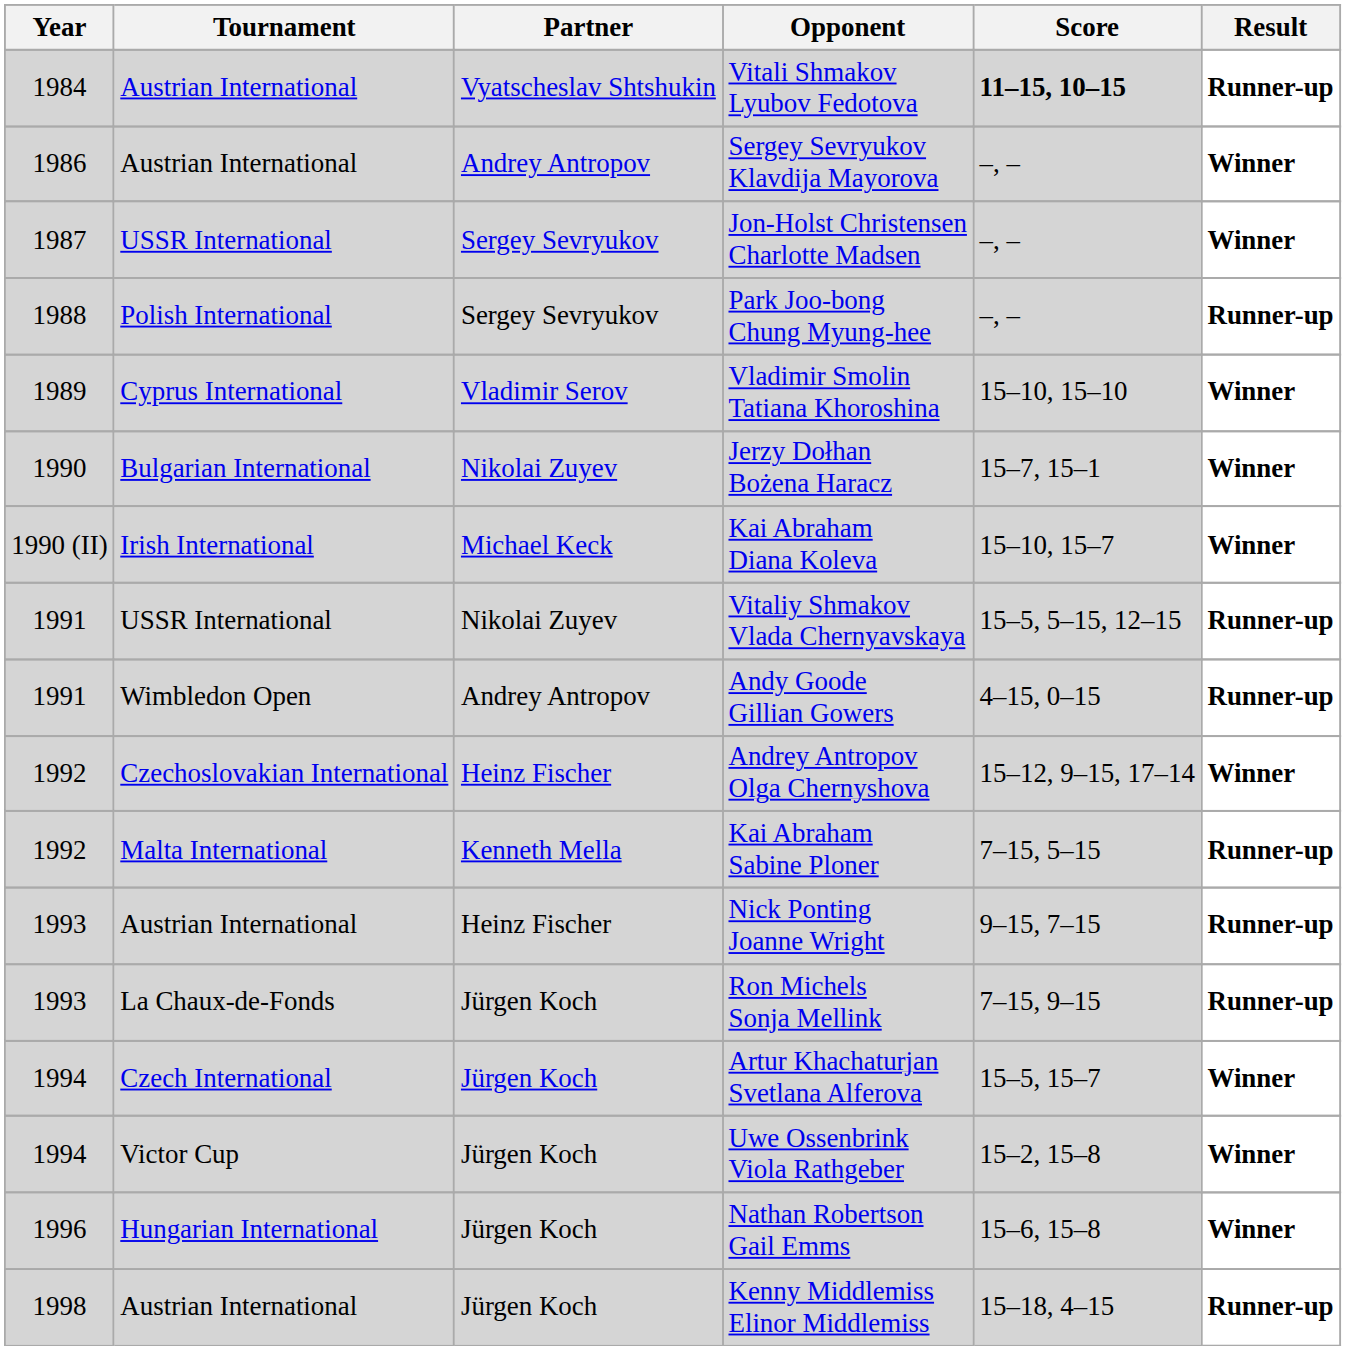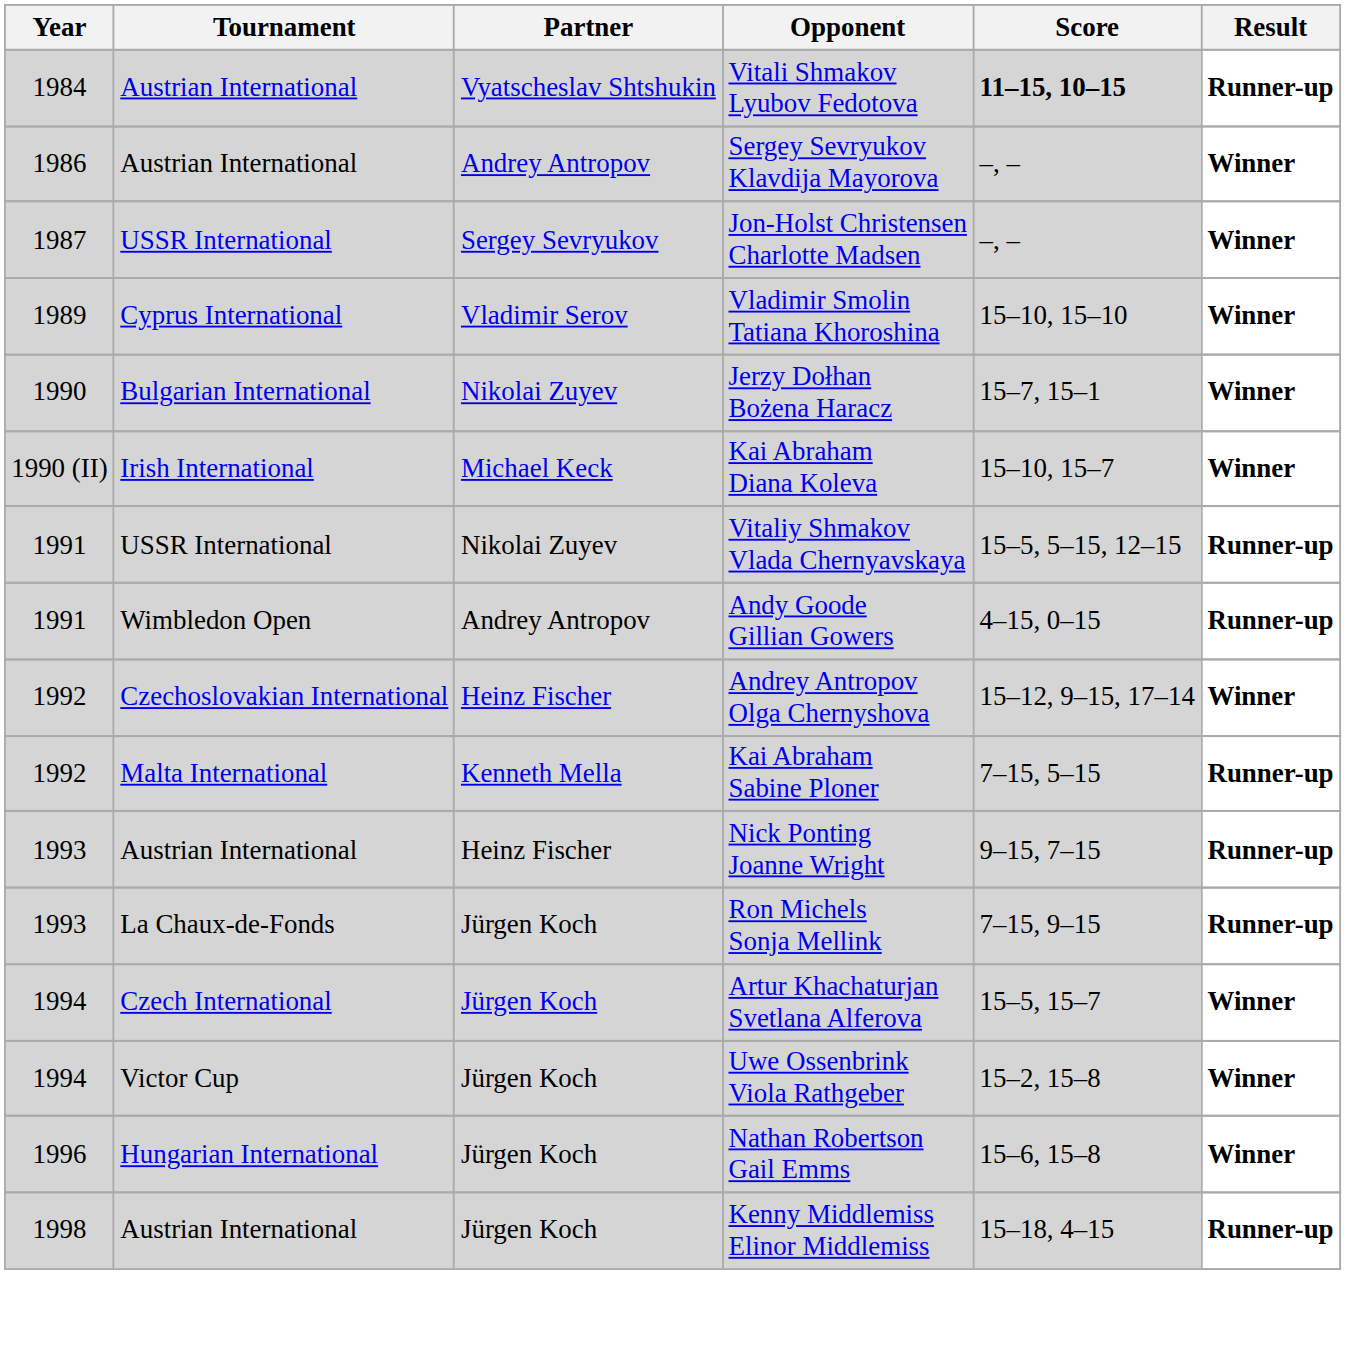- row: (830, 316)
